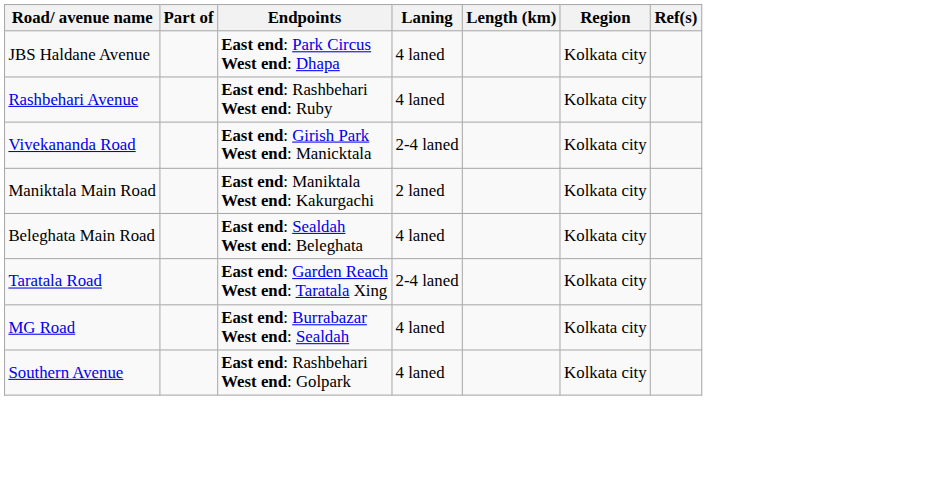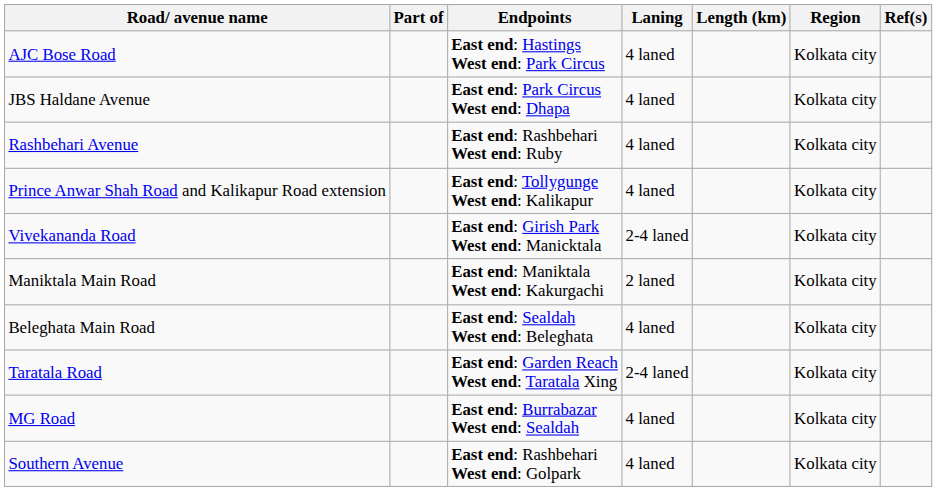+ row: (62, 53)
+ row: (197, 190)
